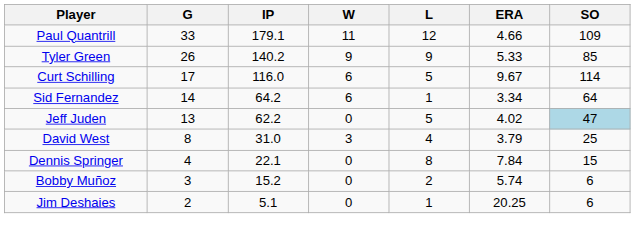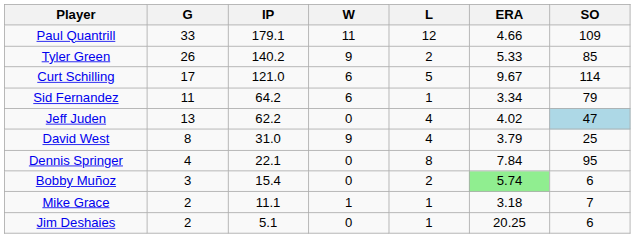(429, 56) 9 -> (429, 56) 2
(268, 77) 116.0 -> (268, 77) 121.0
(188, 98) 14 -> (188, 98) 11
(590, 98) 64 -> (590, 98) 79
(429, 118) 5 -> (429, 118) 4
(349, 139) 3 -> (349, 139) 9
(590, 160) 15 -> (590, 160) 95
(268, 181) 15.2 -> (268, 181) 15.4
(509, 181) no background -> (509, 181) lightgreen background
+ row: (76, 202)
